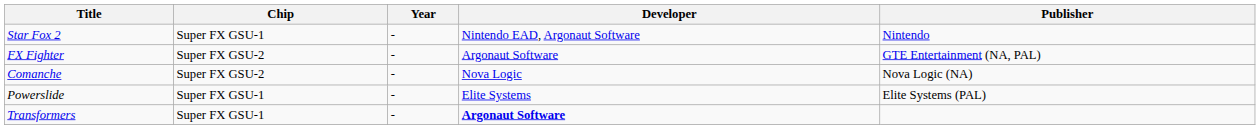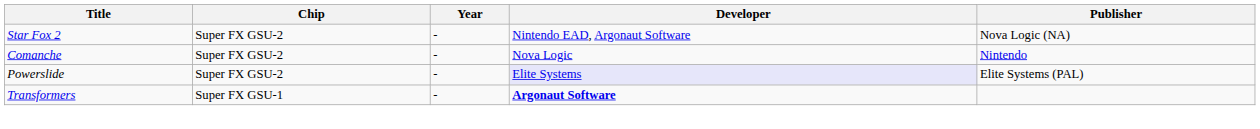(220, 34) Super FX GSU-1 -> (239, 34) Super FX GSU-2
(906, 34) Nintendo -> (1025, 34) Nova Logic (NA)
- row: (36, 54)
(928, 74) Nova Logic (NA) -> (1004, 54) Nintendo
(220, 94) Super FX GSU-1 -> (239, 74) Super FX GSU-2
(496, 94) no background -> (547, 74) lavender background
